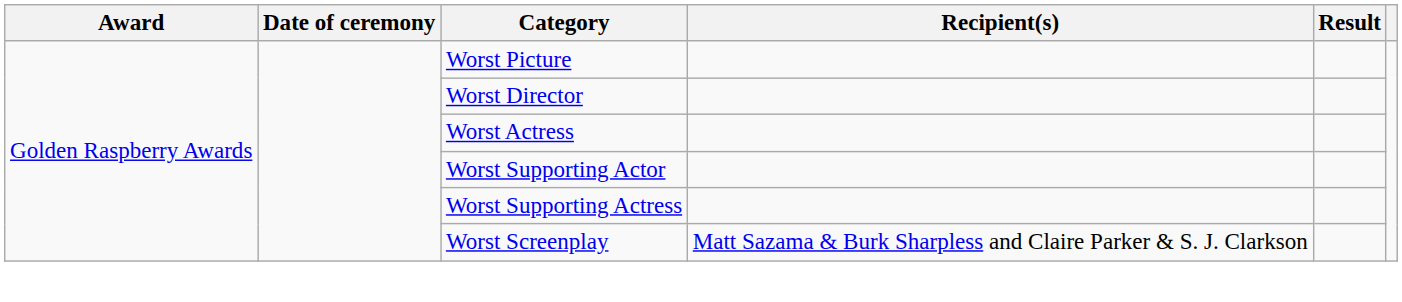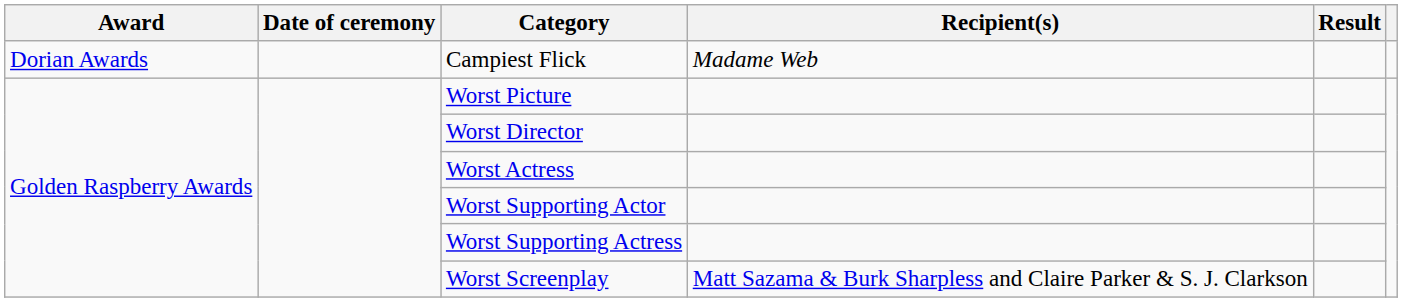+ row: (516, 59)
